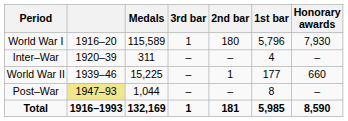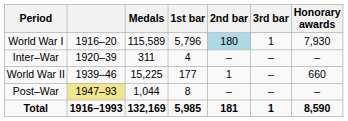columns swapped: (271, 18) <-> (188, 18)
(230, 41) no background -> (229, 41) lightblue background
